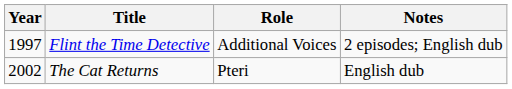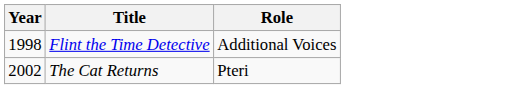- column: (423, 17)
(25, 44) 1997 -> (25, 44) 1998
